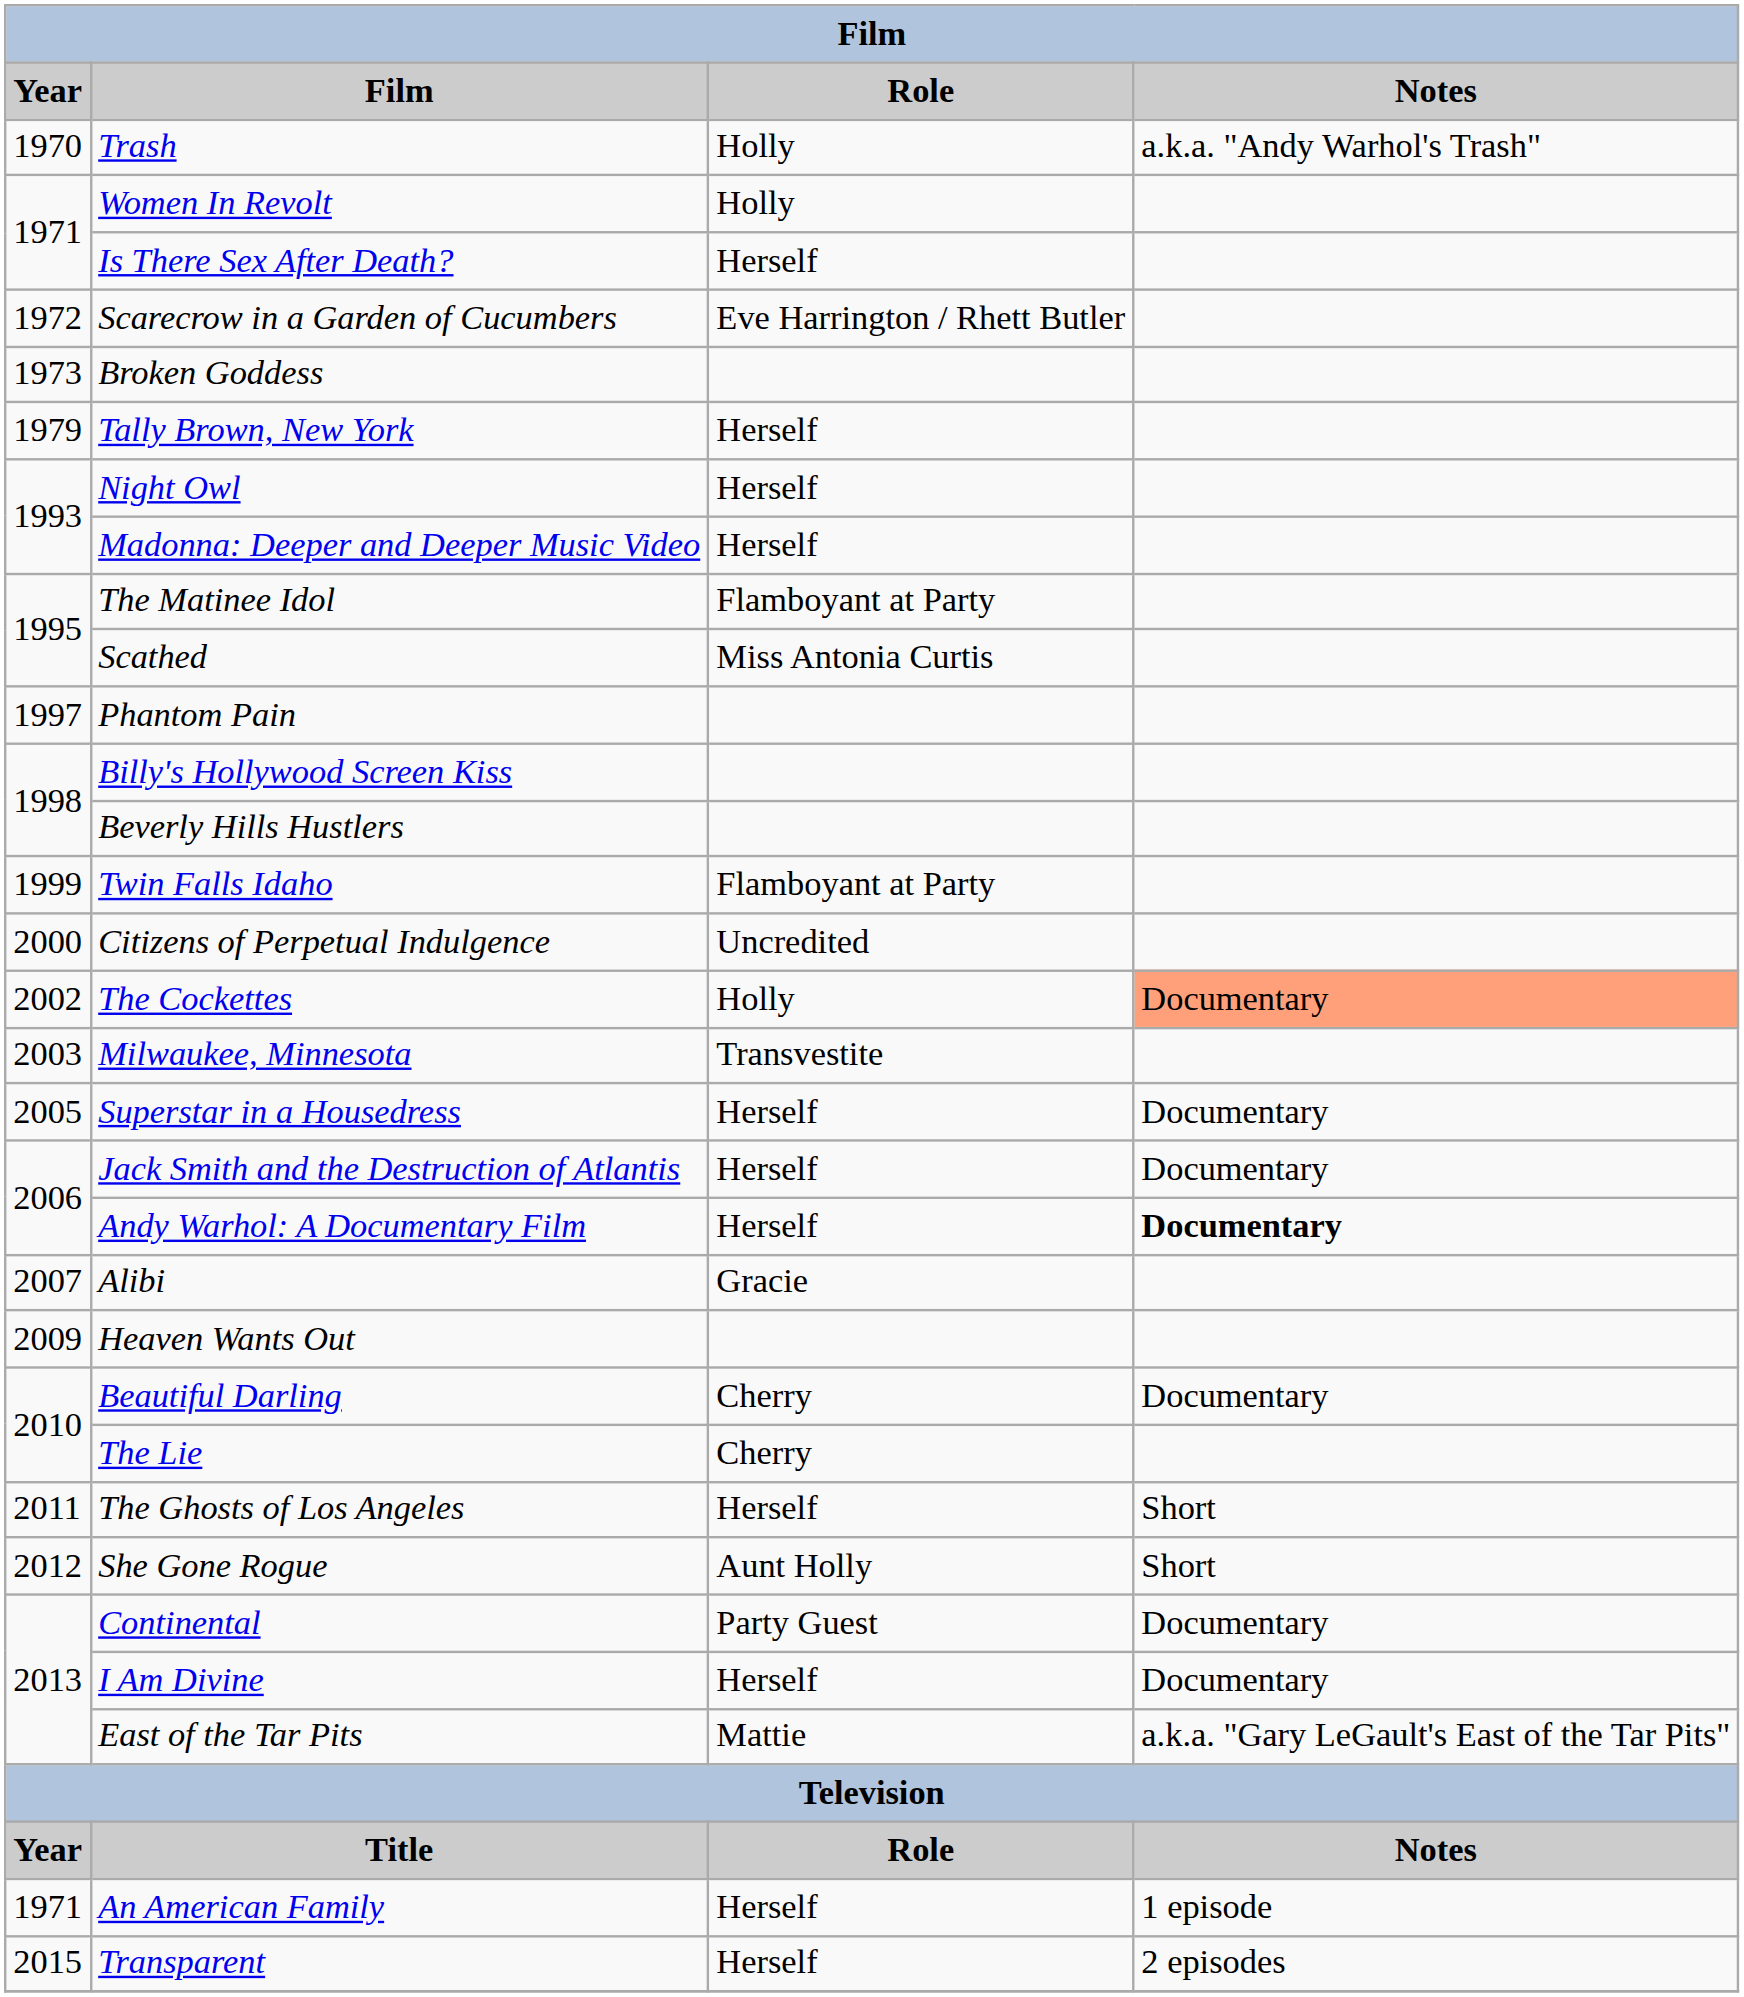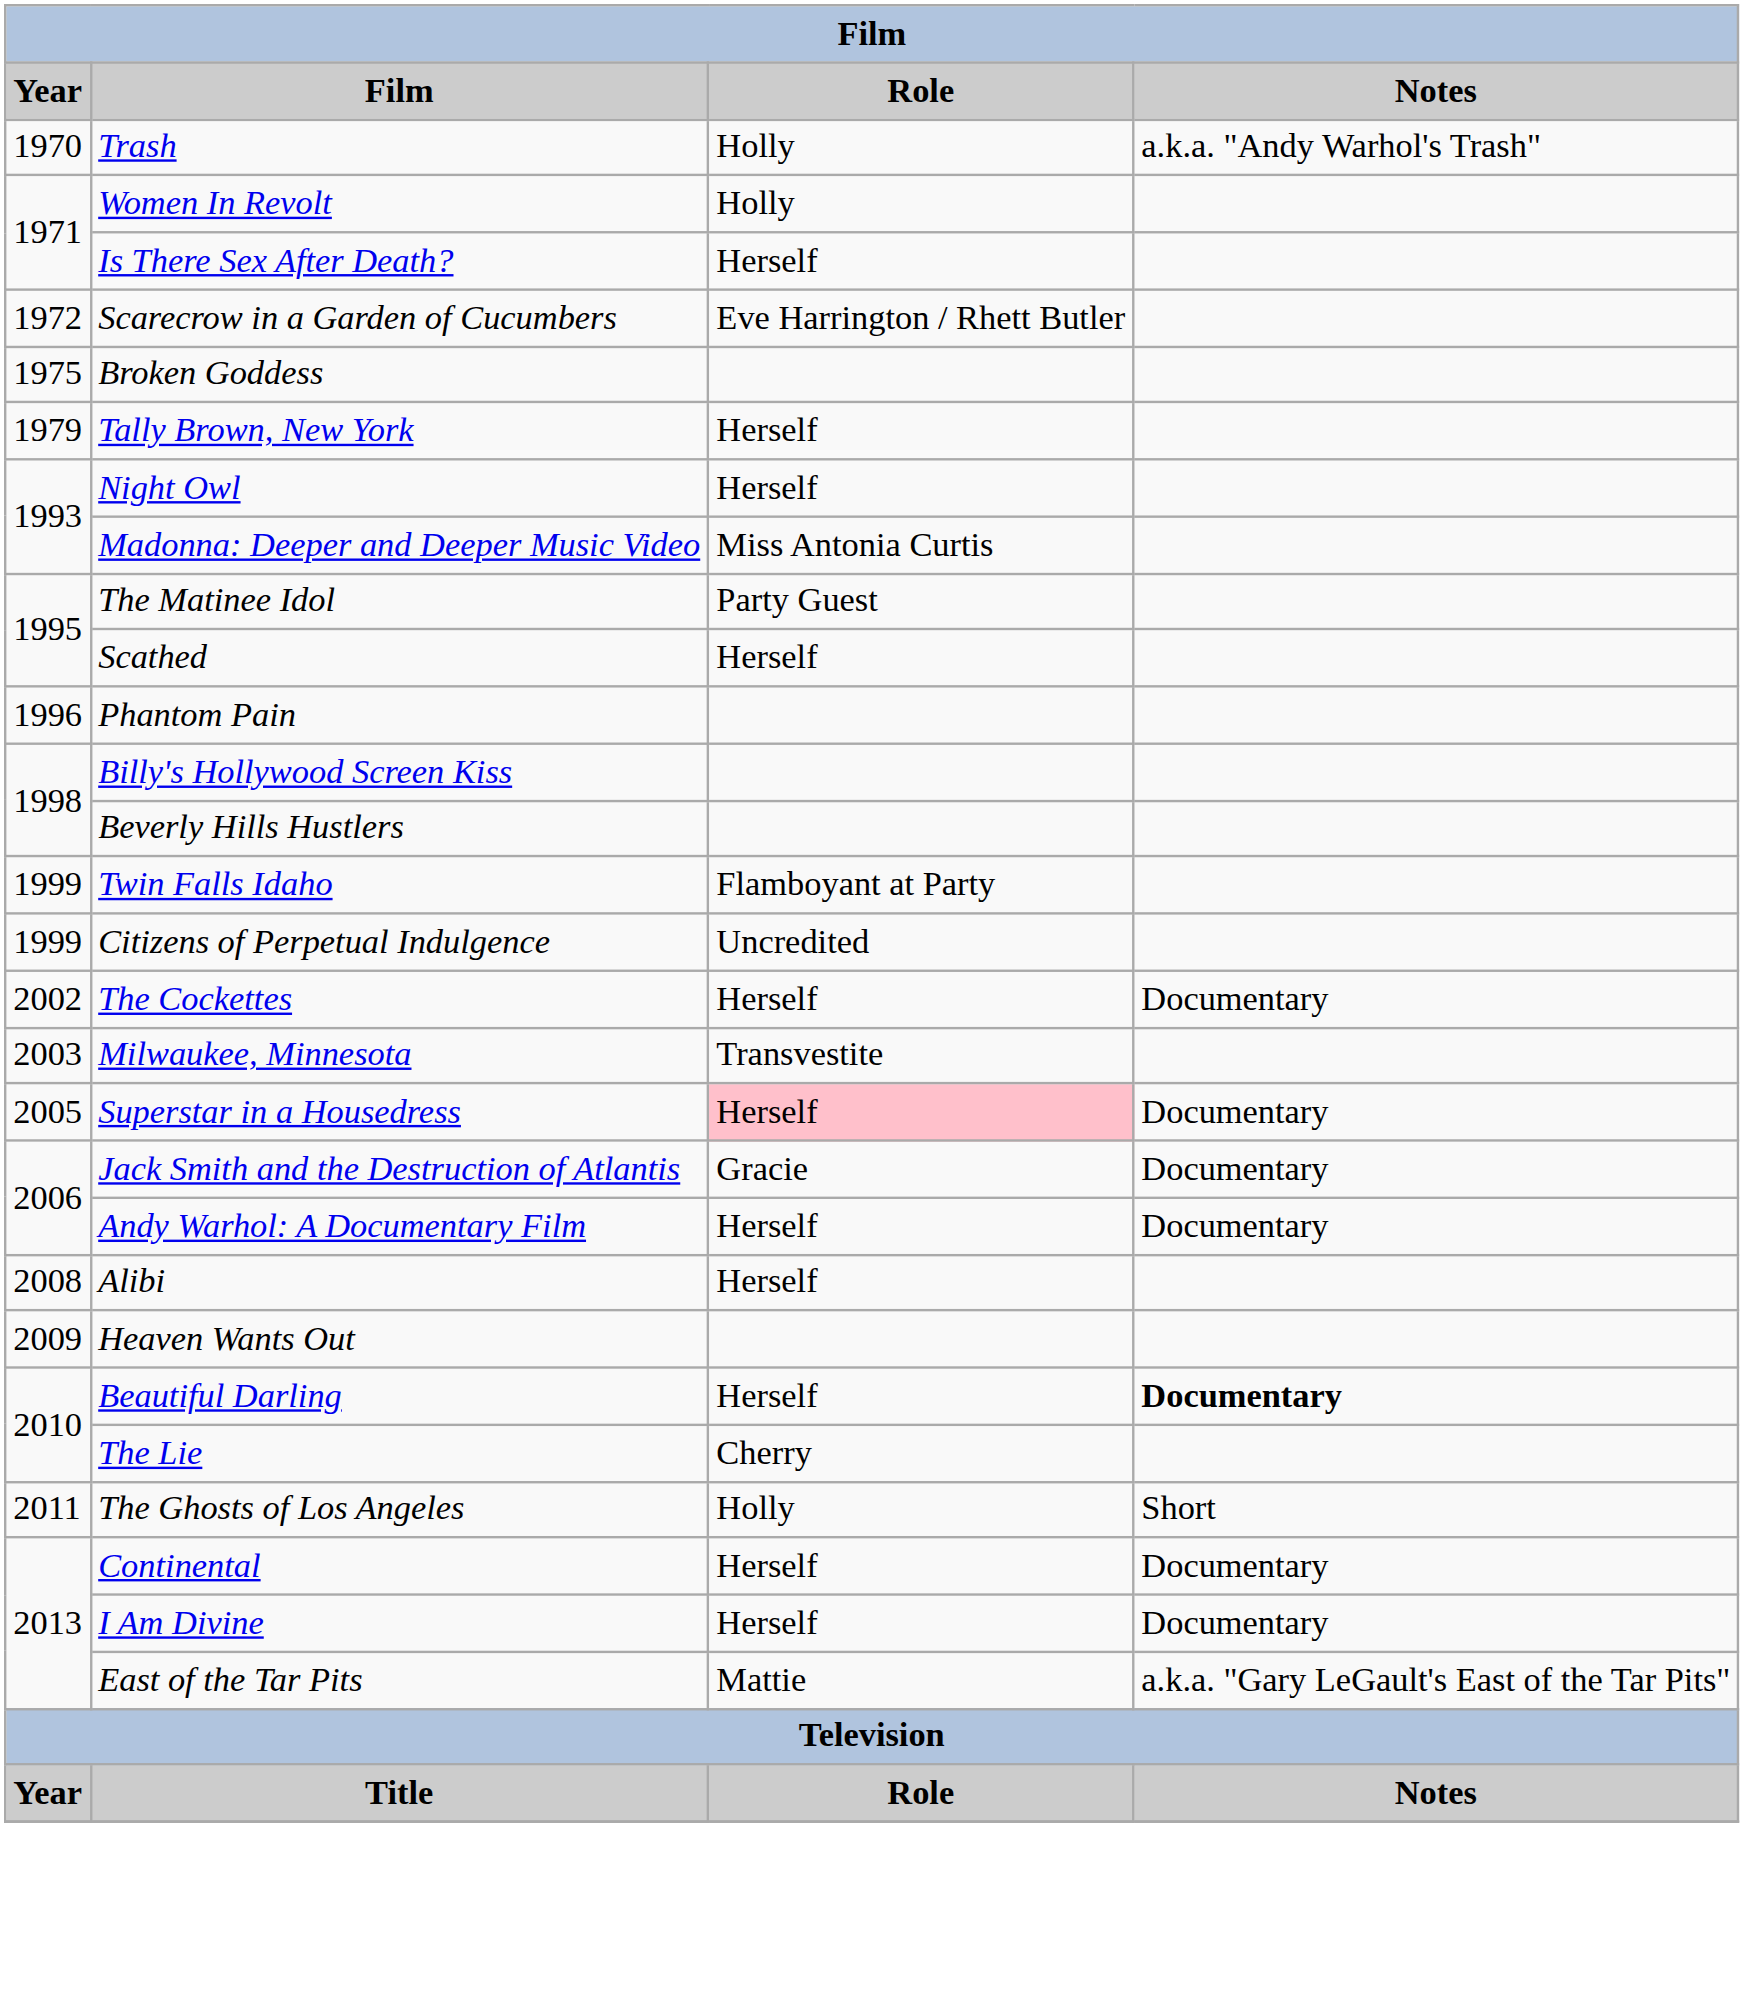(48, 373) 1973 -> (48, 373) 1975
(767, 544) Herself -> (855, 544) Miss Antonia Curtis
(856, 600) Flamboyant at Party -> (797, 600) Party Guest
(855, 657) Miss Antonia Curtis -> (767, 657) Herself
(48, 714) 1997 -> (48, 714) 1996
(48, 941) 2000 -> (48, 941) 1999
(756, 998) Holly -> (767, 998) Herself
(1235, 998) lightsalmon background -> (1235, 998) no background
(767, 1111) no background -> (767, 1111) pink background
(767, 1168) Herself -> (762, 1168) Gracie
(1242, 1225) bold -> (1235, 1225) normal
(48, 1282) 2007 -> (48, 1282) 2008
(762, 1282) Gracie -> (767, 1282) Herself
(764, 1395) Cherry -> (767, 1395) Herself
(1235, 1395) normal -> (1242, 1395) bold
(767, 1509) Herself -> (756, 1509) Holly
- row: (213, 1565)
(797, 1622) Party Guest -> (767, 1565) Herself
- row: (241, 1906)
- row: (182, 1963)
